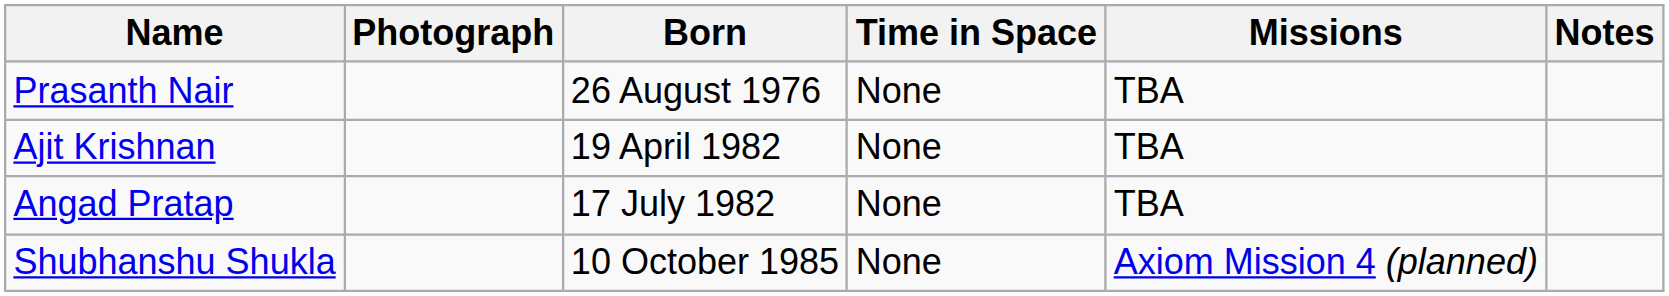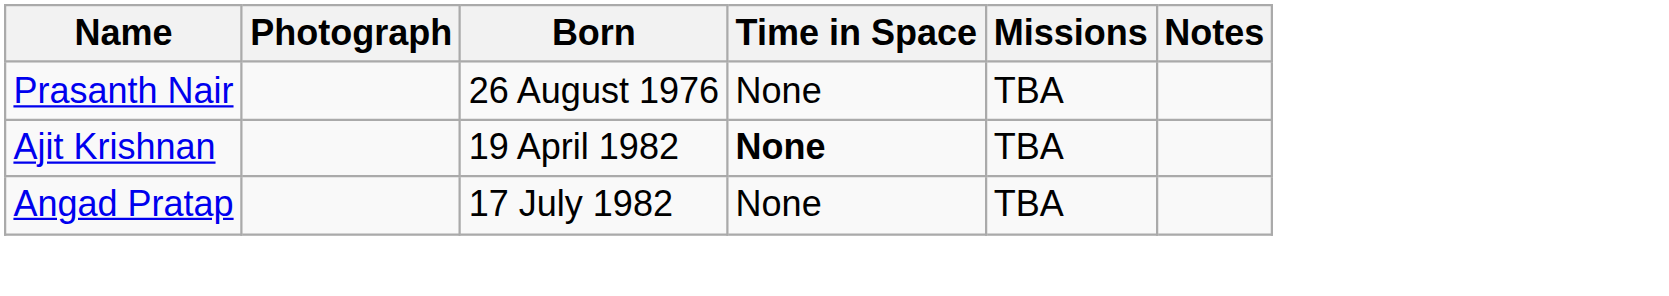(899, 147) normal -> (781, 147) bold
- row: (175, 261)
